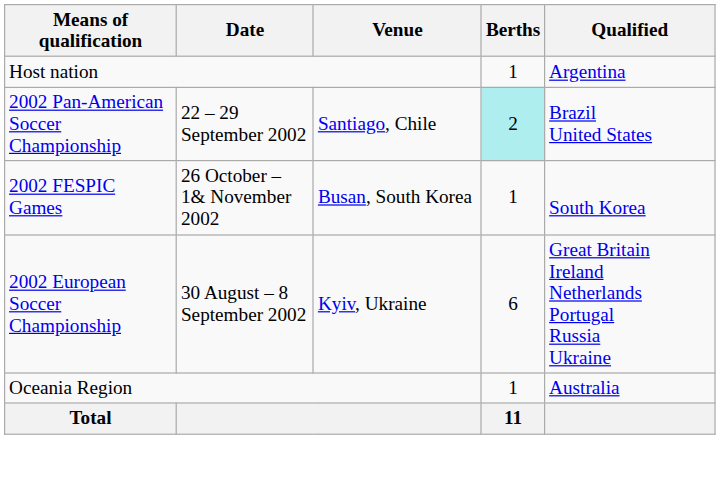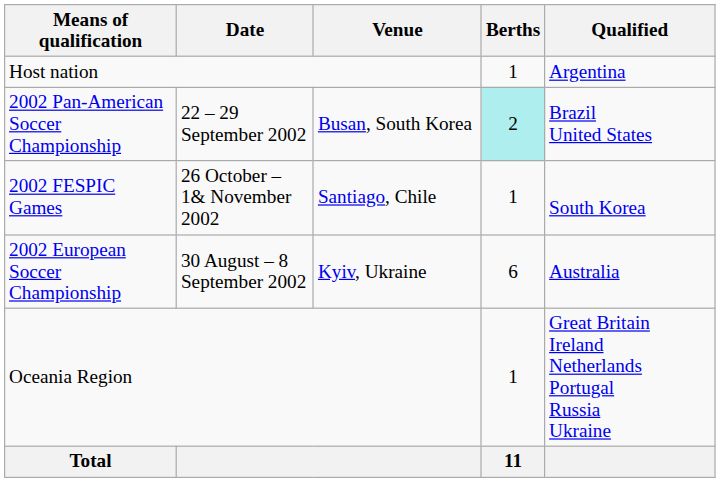(377, 123) Santiago, Chile -> (395, 123) Busan, South Korea
(395, 197) Busan, South Korea -> (377, 197) Santiago, Chile
(600, 303) Great Britain Ireland Netherlands Portugal Russia Ukraine -> (584, 271) Australia
(584, 387) Australia -> (600, 377) Great Britain Ireland Netherlands Portugal Russia Ukraine
